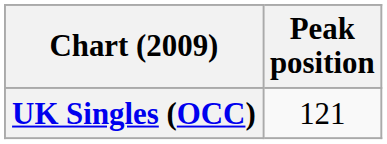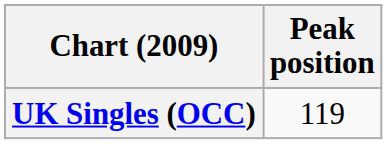(322, 112) 121 -> (322, 112) 119
